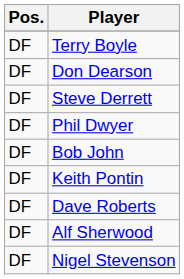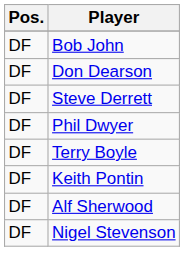rows swapped: (94, 44) <-> (88, 152)
- row: (104, 206)
